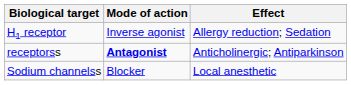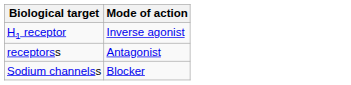- column: (268, 13)
(137, 52) bold -> (134, 52) normal
